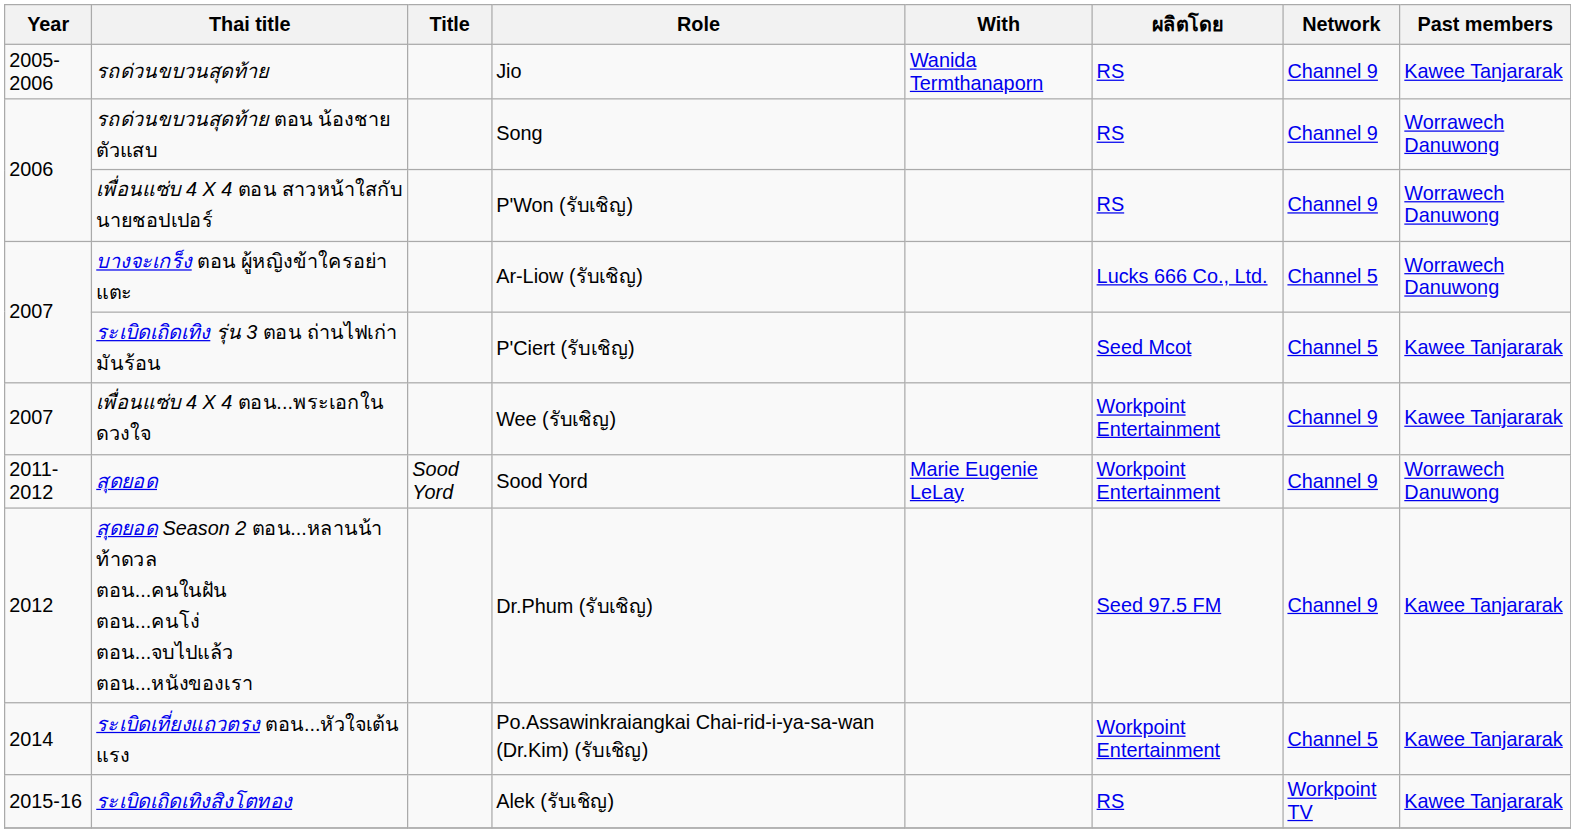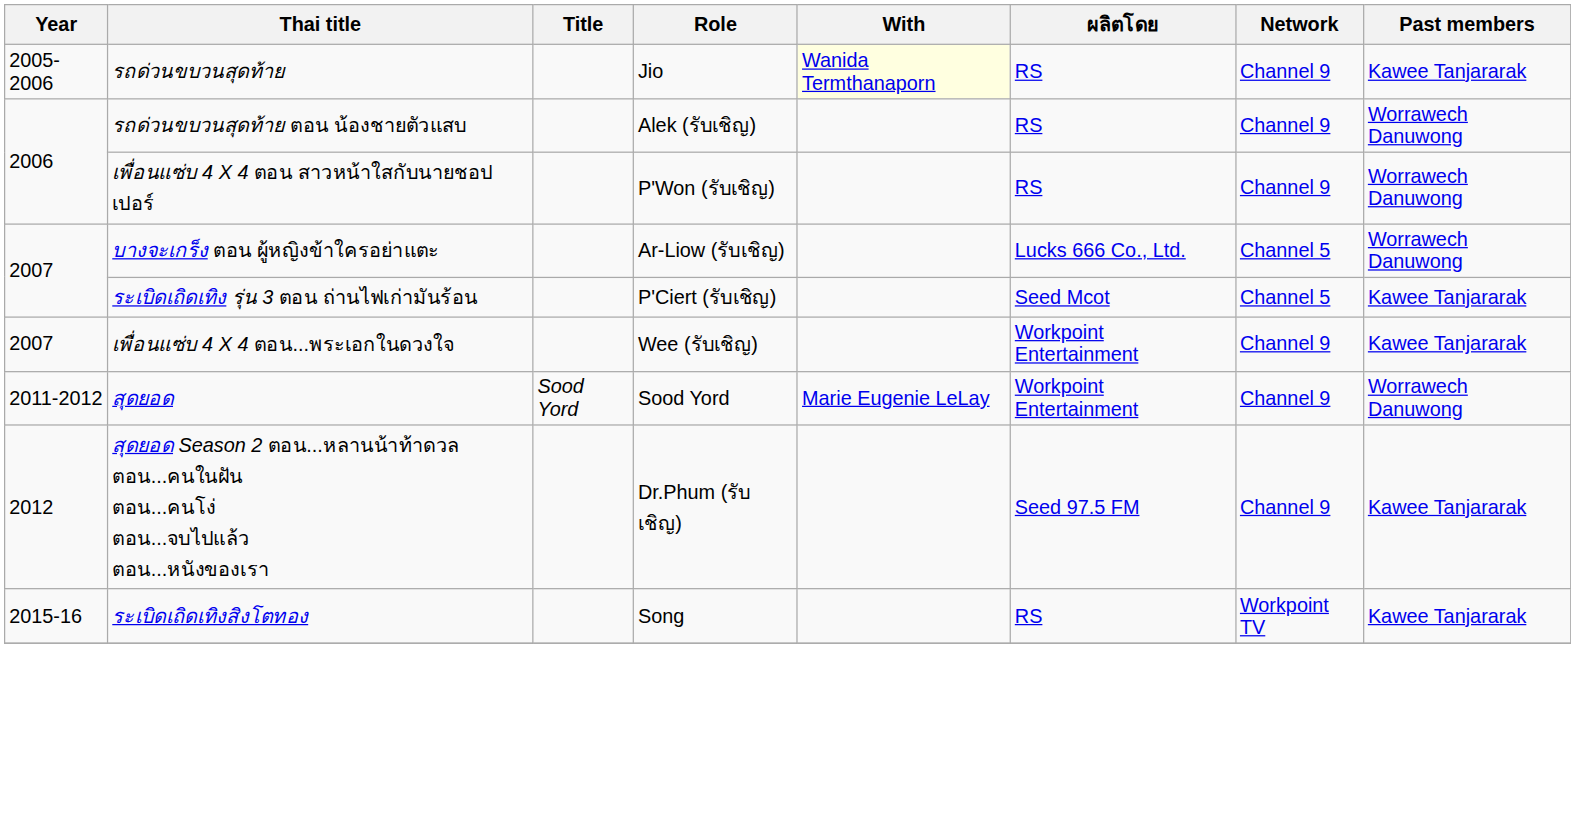(977, 71) no background -> (869, 71) lightyellow background
(519, 134) Song -> (697, 125) Alek (รับเชิญ)
- row: (247, 739)
(555, 801) Alek (รับเชิญ) -> (661, 615) Song
